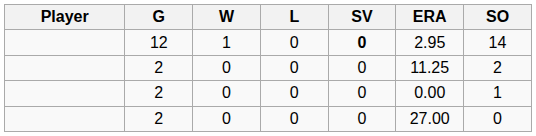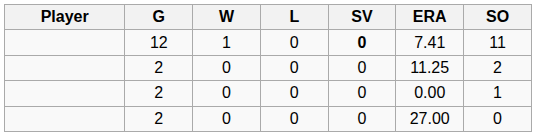(430, 42) 2.95 -> (430, 42) 7.41
(498, 42) 14 -> (498, 42) 11
